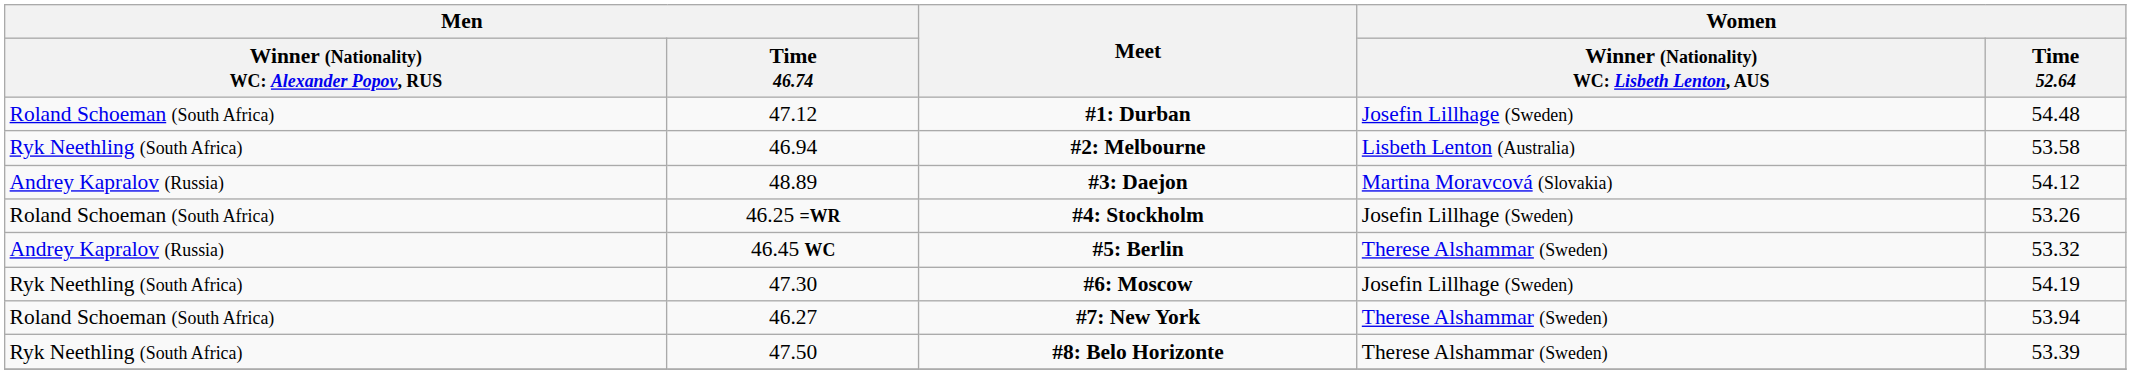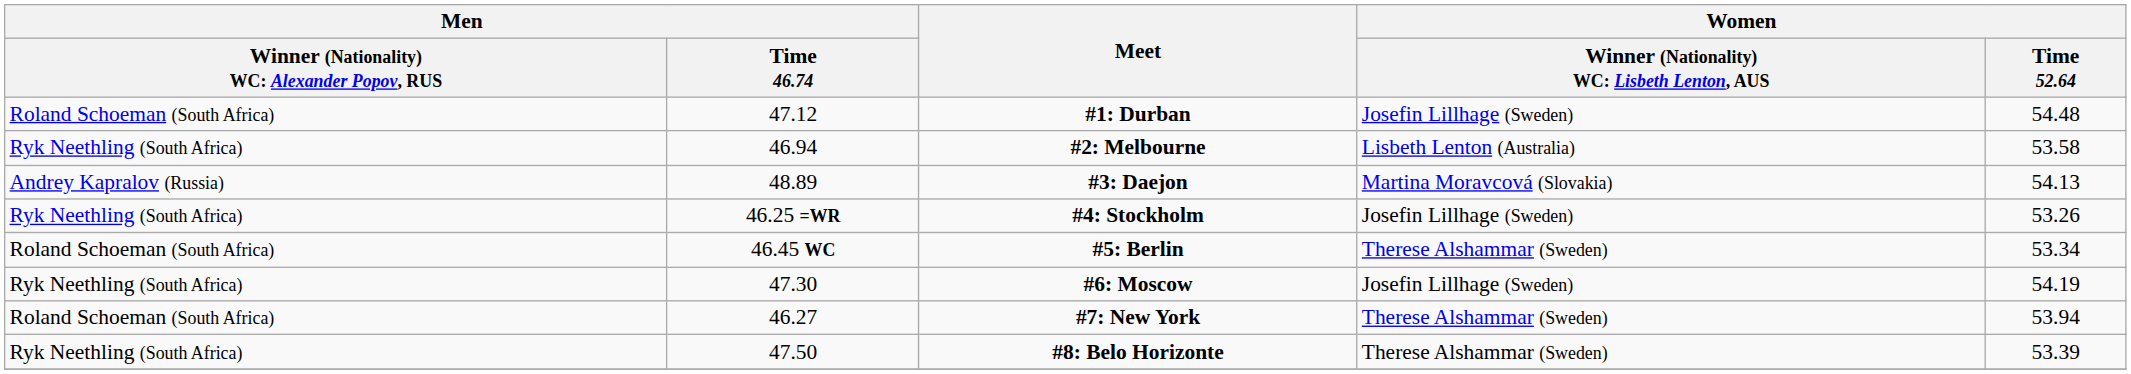(2056, 181) 54.12 -> (2056, 181) 54.13
(142, 215) Roland Schoeman (South Africa) -> (126, 215) Ryk Neethling (South Africa)
(117, 249) Andrey Kapralov (Russia) -> (142, 249) Roland Schoeman (South Africa)
(2056, 249) 53.32 -> (2056, 249) 53.34
